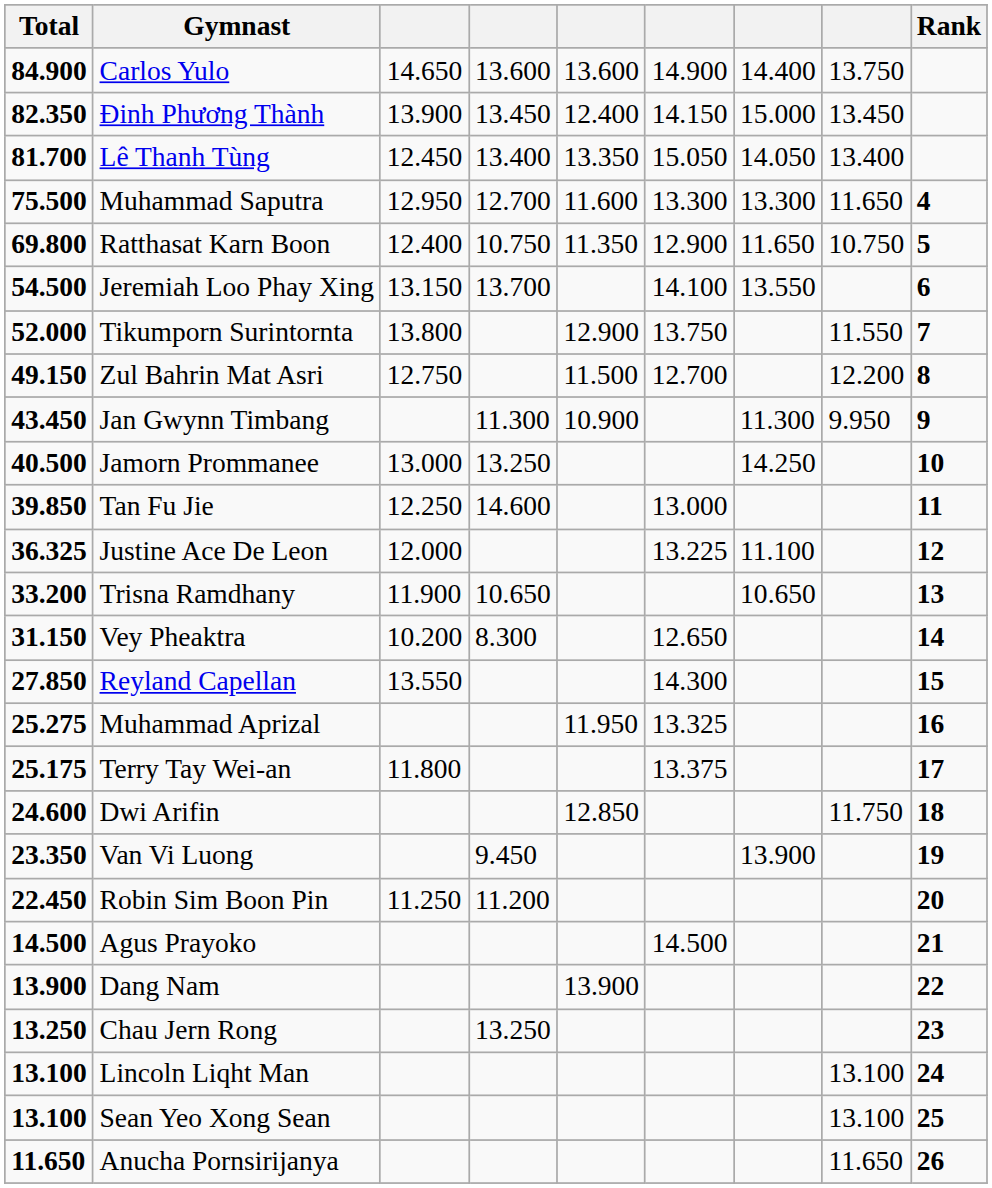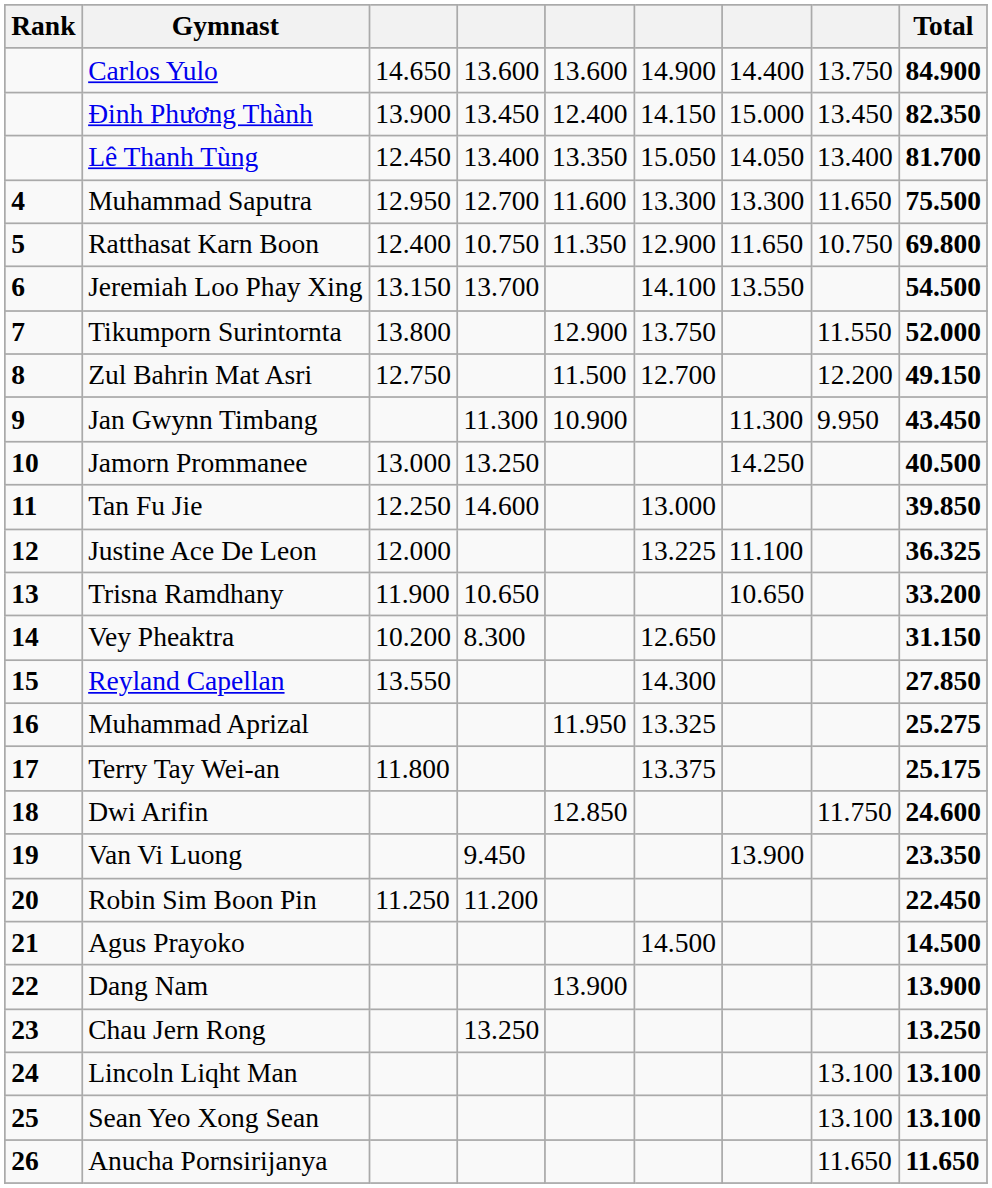columns swapped: (949, 26) <-> (49, 26)
